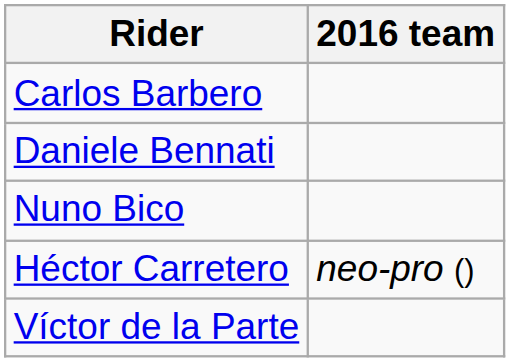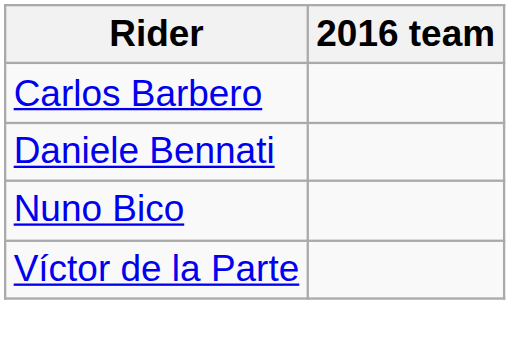- row: (151, 268)
